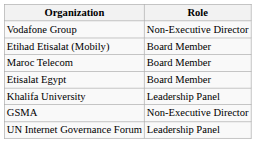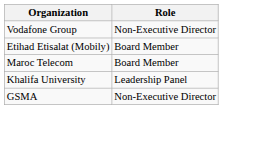- row: (37, 79)
- row: (74, 130)
